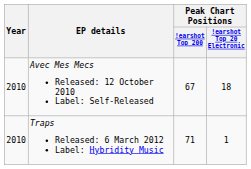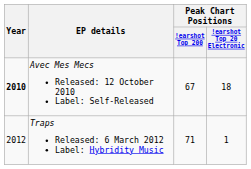(16, 87) normal -> (16, 87) bold
(16, 140) 2010 -> (16, 140) 2012
